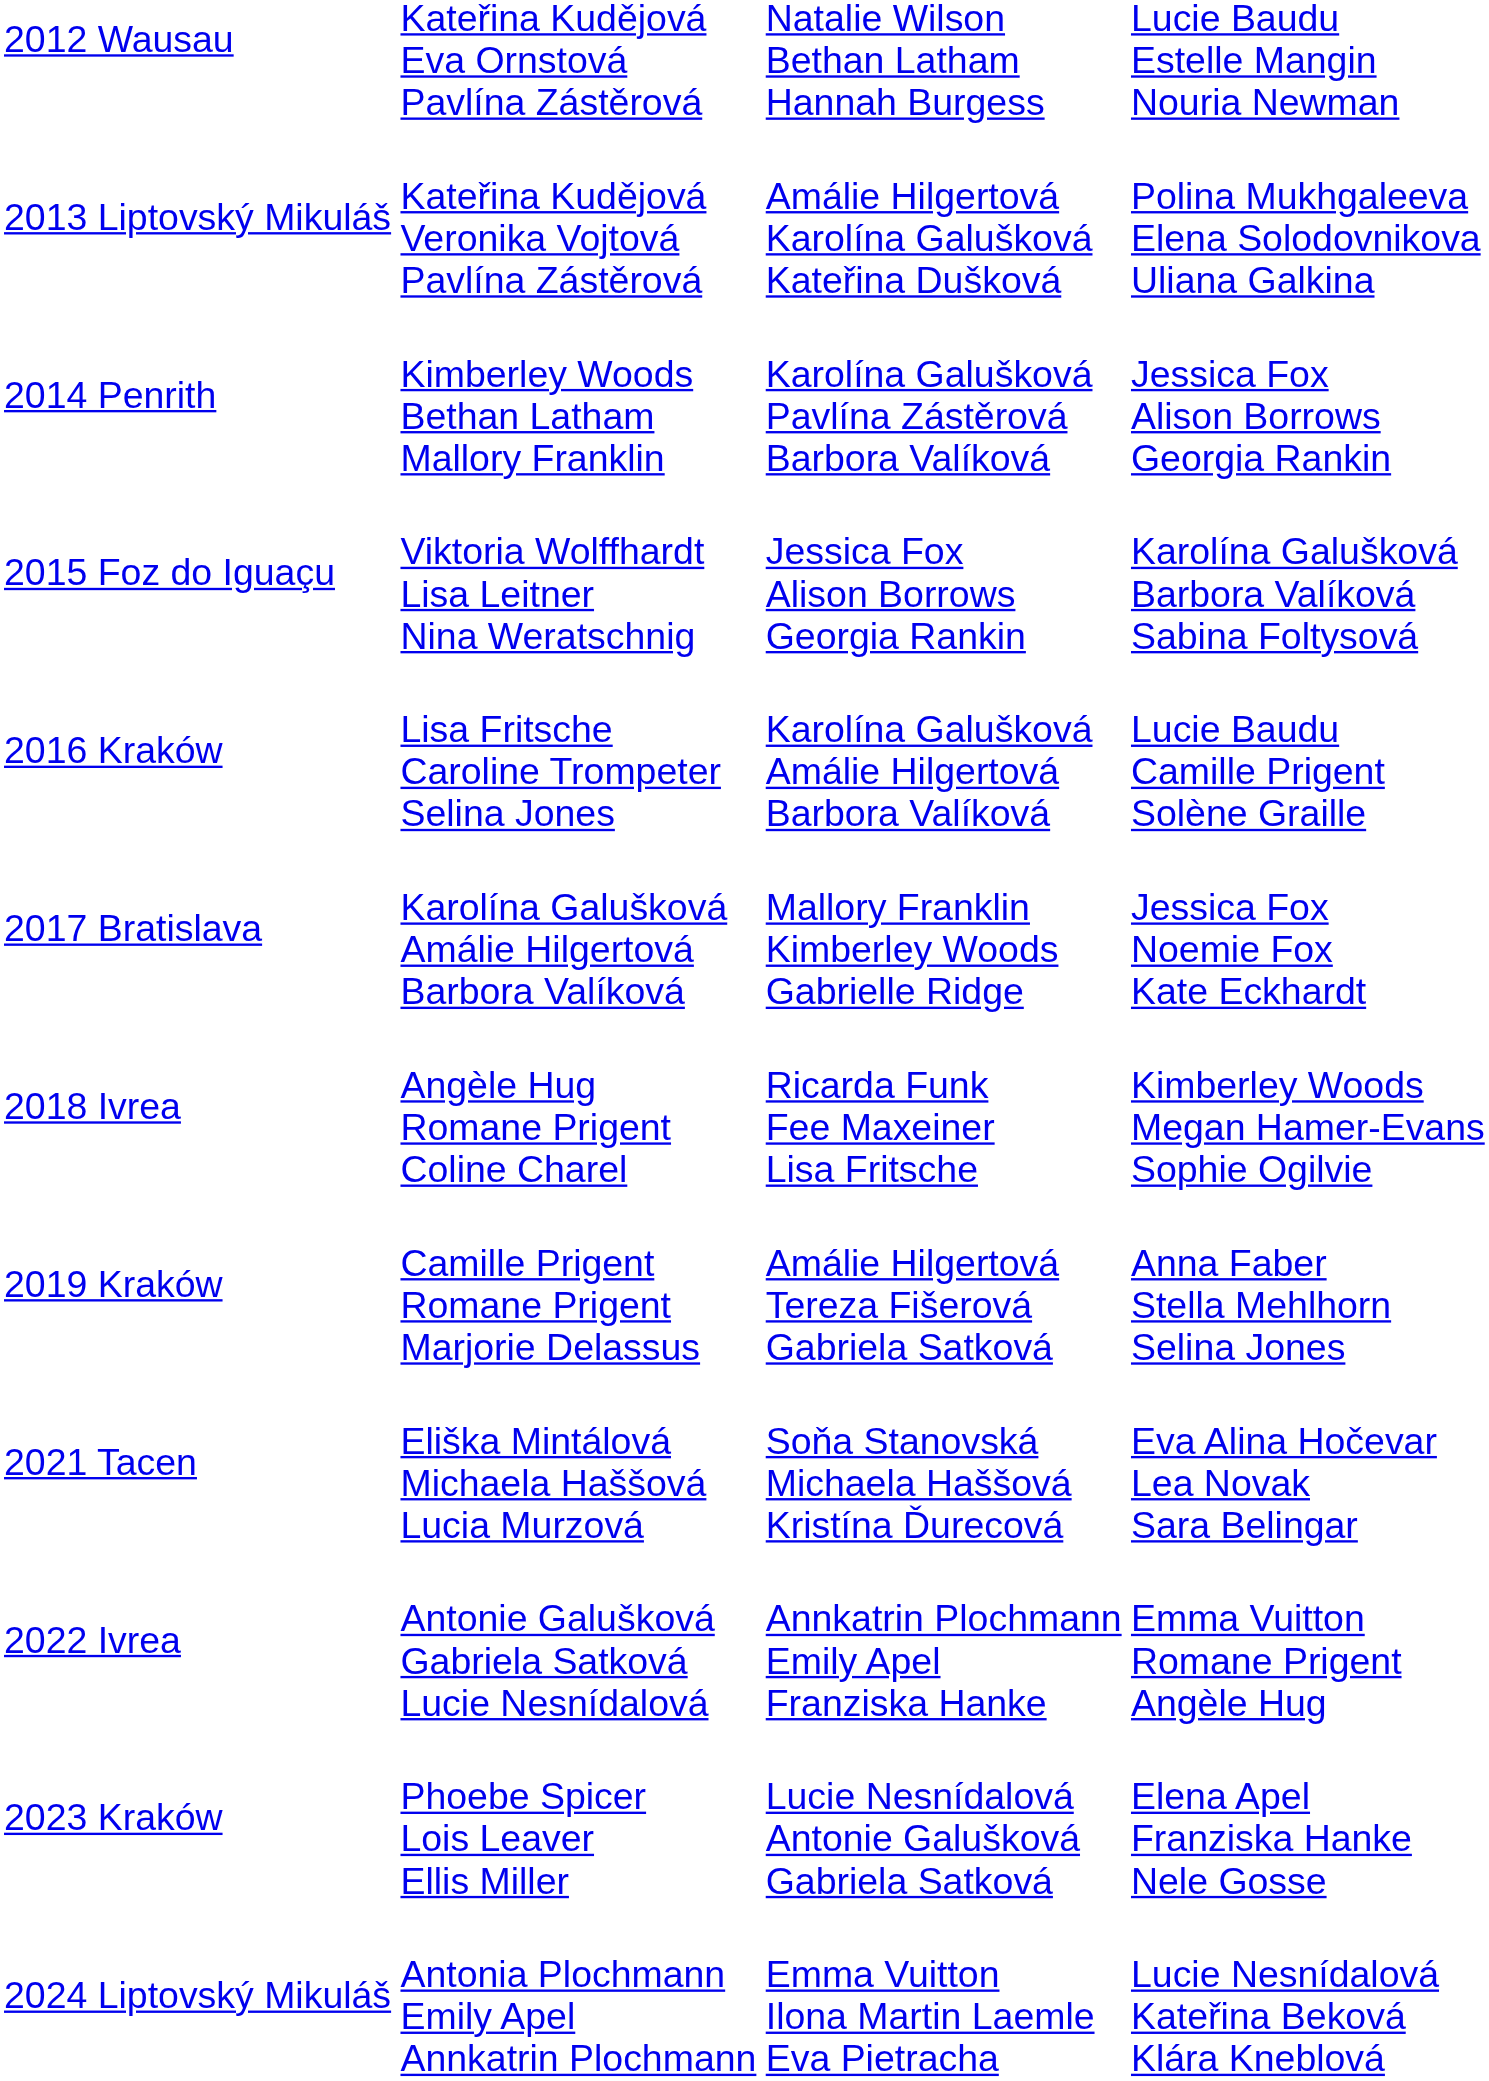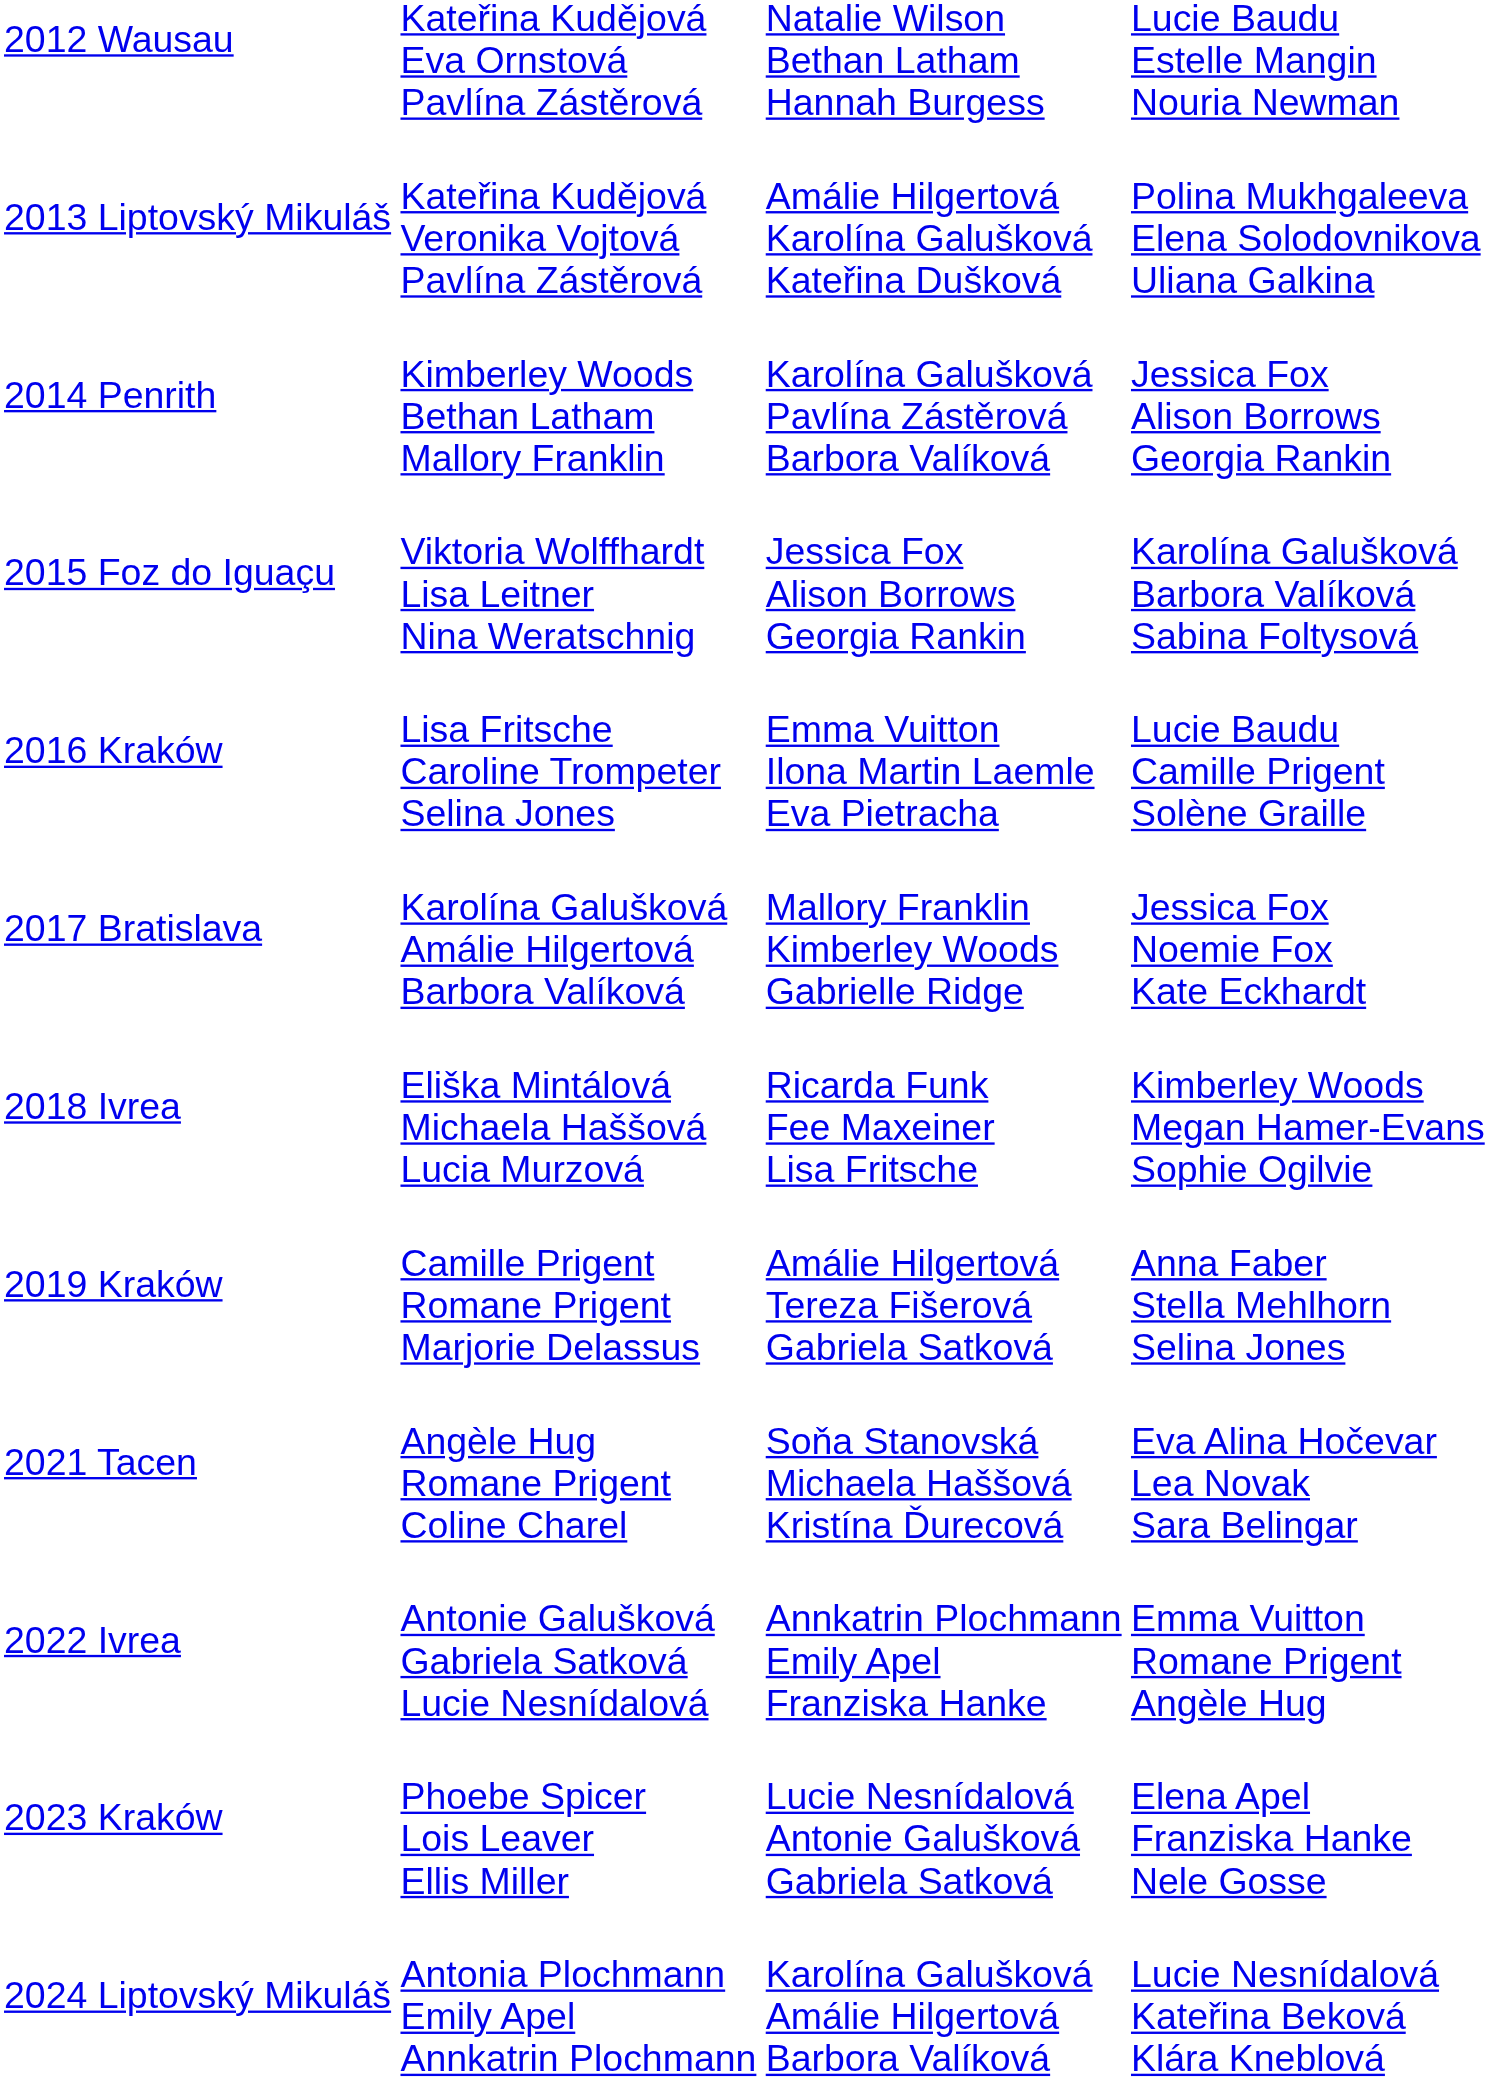(929, 772) Karolína Galušková Amálie Hilgertová Barbora Valíková -> (930, 772) Emma Vuitton Ilona Martin Laemle Eva Pietracha
(536, 1127) Angèle Hug Romane Prigent Coline Charel -> (553, 1127) Eliška Mintálová Michaela Haššová Lucia Murzová
(553, 1483) Eliška Mintálová Michaela Haššová Lucia Murzová -> (536, 1483) Angèle Hug Romane Prigent Coline Charel
(930, 2016) Emma Vuitton Ilona Martin Laemle Eva Pietracha -> (929, 2016) Karolína Galušková Amálie Hilgertová Barbora Valíková
